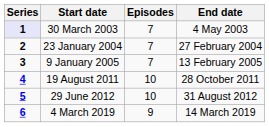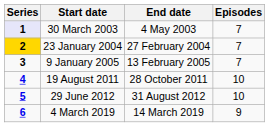columns swapped: (220, 12) <-> (150, 12)
(23, 46) no background -> (23, 46) gold background
